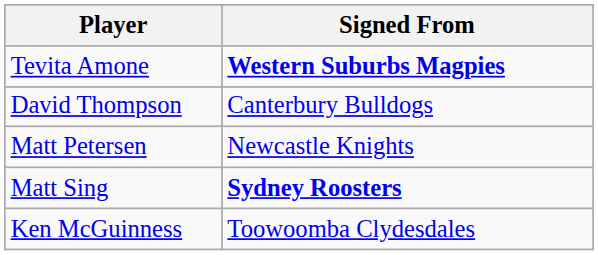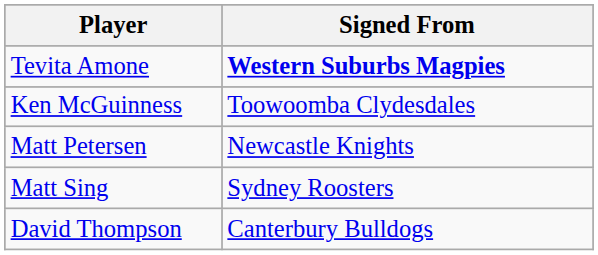rows swapped: (96, 228) <-> (96, 106)
(315, 187) bold -> (310, 187) normal
